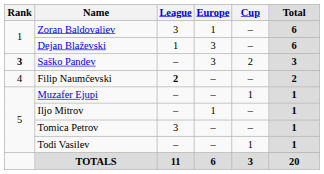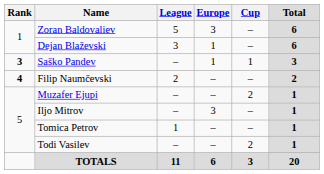(176, 29) 3 -> (176, 29) 5
(213, 29) 1 -> (213, 29) 3
(176, 45) 1 -> (176, 45) 3
(213, 45) 3 -> (213, 45) 1
(213, 62) 3 -> (213, 62) 1
(250, 62) 2 -> (250, 62) 1
(20, 78) normal -> (20, 78) bold
(176, 78) bold -> (176, 78) normal
(250, 95) 1 -> (250, 95) 2
(213, 111) 1 -> (213, 111) 3
(176, 128) 3 -> (176, 128) 1
(250, 144) 1 -> (250, 144) 2
